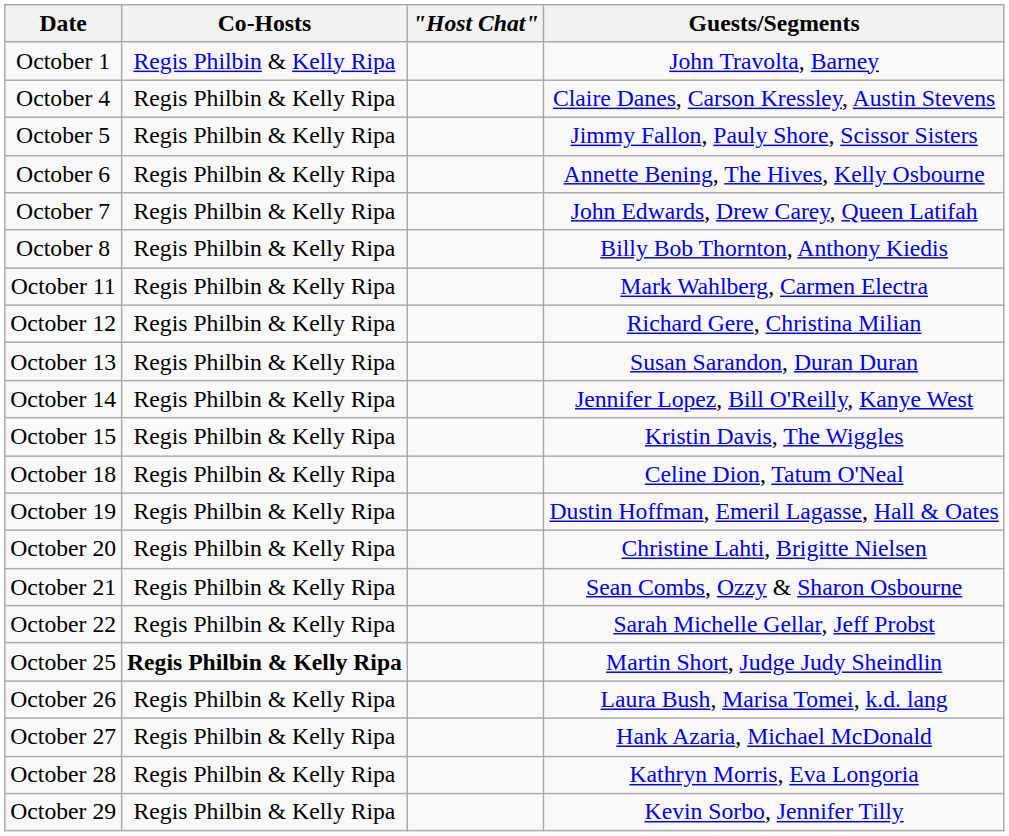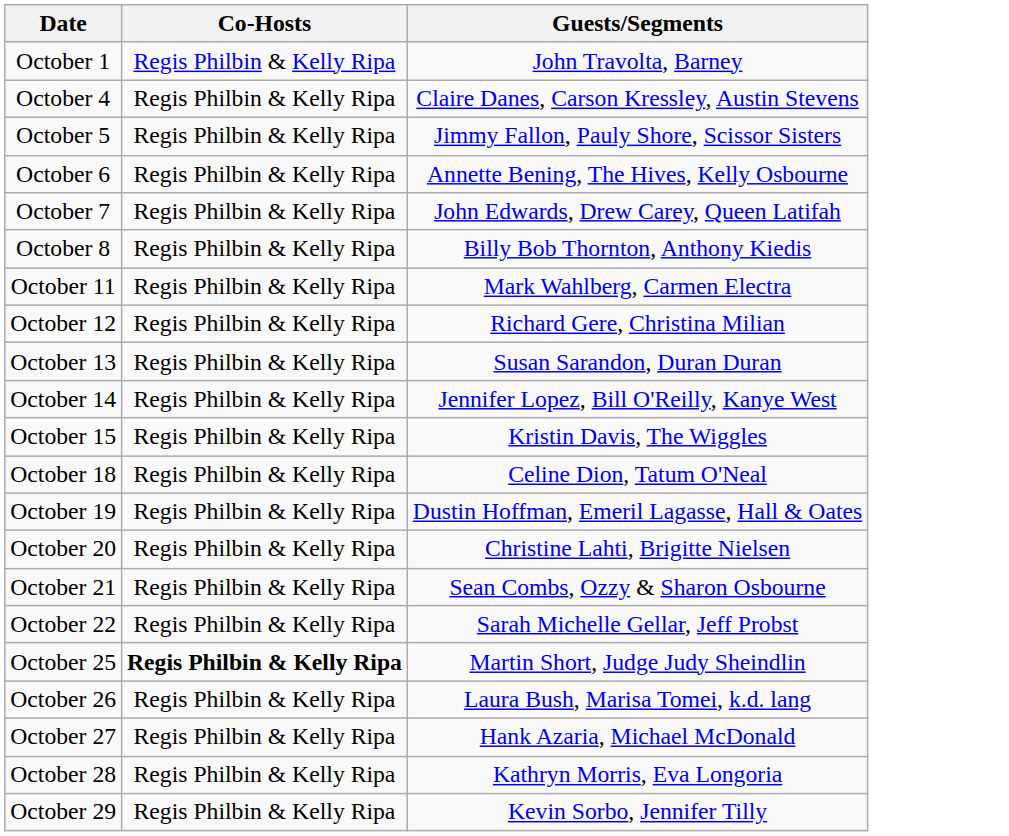- column: (476, 23)
